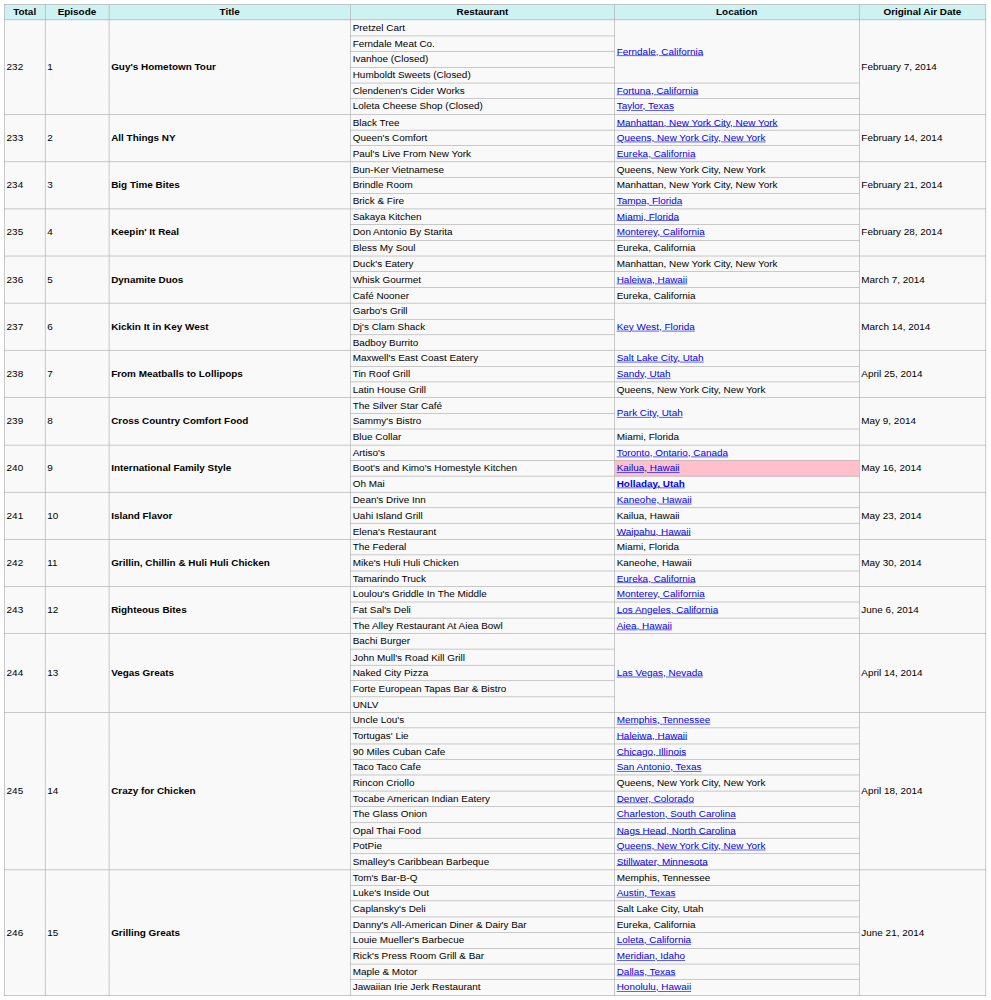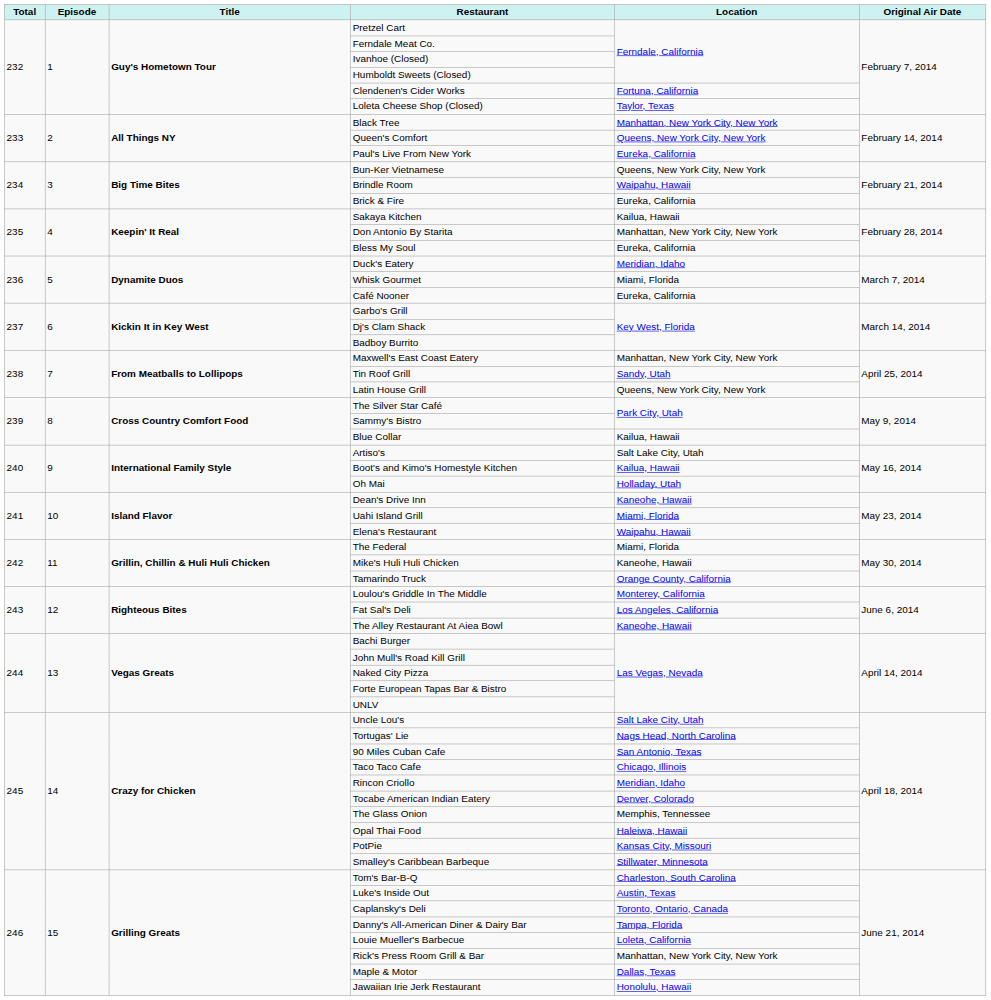(697, 185) Manhattan, New York City, New York -> (654, 185) Waipahu, Hawaii
(650, 201) Tampa, Florida -> (656, 201) Eureka, California
(648, 216) Miami, Florida -> (648, 216) Kailua, Hawaii
(661, 232) Monterey, California -> (697, 232) Manhattan, New York City, New York
(697, 264) Manhattan, New York City, New York -> (651, 264) Meridian, Idaho
(652, 279) Haleiwa, Hawaii -> (648, 279) Miami, Florida
(660, 358) Salt Lake City, Utah -> (697, 358) Manhattan, New York City, New York
(648, 437) Miami, Florida -> (648, 437) Kailua, Hawaii
(672, 452) Toronto, Ontario, Canada -> (660, 452) Salt Lake City, Utah
(648, 468) pink background -> (648, 468) no background
(651, 484) bold -> (649, 484) normal
(648, 515) Kailua, Hawaii -> (648, 515) Miami, Florida
(656, 578) Eureka, California -> (674, 578) Orange County, California
(644, 625) Aiea, Hawaii -> (654, 625) Kaneohe, Hawaii
(663, 720) Memphis, Tennessee -> (660, 720) Salt Lake City, Utah
(652, 736) Haleiwa, Hawaii -> (676, 736) Nags Head, North Carolina
(651, 751) Chicago, Illinois -> (659, 751) San Antonio, Texas
(659, 767) San Antonio, Texas -> (651, 767) Chicago, Illinois
(691, 783) Queens, New York City, New York -> (651, 783) Meridian, Idaho
(676, 814) Charleston, South Carolina -> (663, 814) Memphis, Tennessee
(676, 830) Nags Head, North Carolina -> (652, 830) Haleiwa, Hawaii
(691, 846) Queens, New York City, New York -> (664, 846) Kansas City, Missouri
(663, 877) Memphis, Tennessee -> (676, 877) Charleston, South Carolina
(660, 909) Salt Lake City, Utah -> (672, 909) Toronto, Ontario, Canada
(656, 924) Eureka, California -> (650, 924) Tampa, Florida
(651, 956) Meridian, Idaho -> (697, 956) Manhattan, New York City, New York
